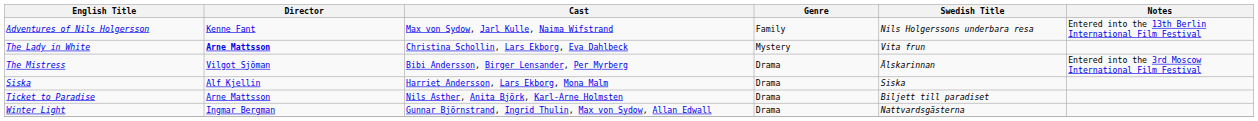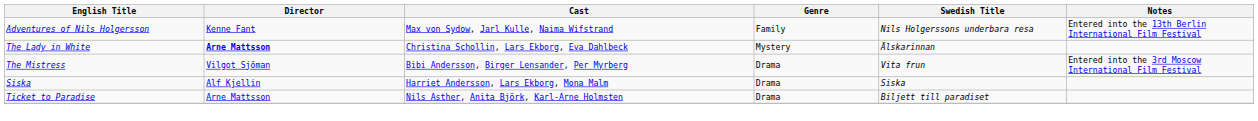(903, 47) Vita frun -> (908, 47) Älskarinnan
(908, 65) Älskarinnan -> (903, 65) Vita frun
- row: (36, 110)
